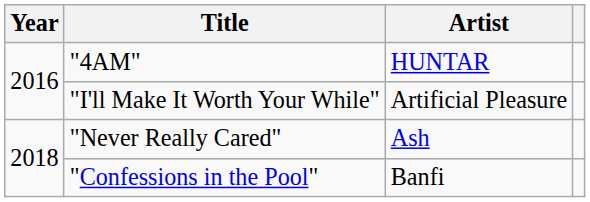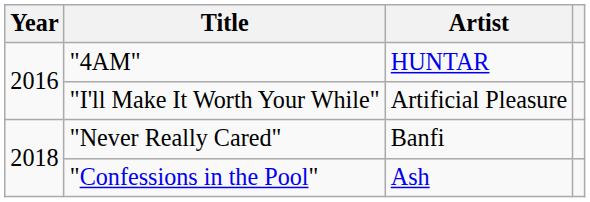(410, 138) Ash -> (418, 138) Banfi
(418, 176) Banfi -> (410, 176) Ash
